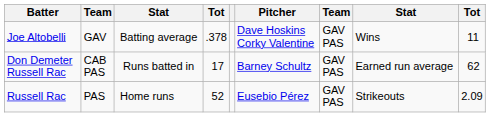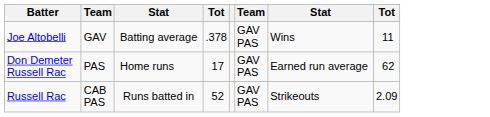- column: (277, 13)
(95, 66) CAB PAS -> (94, 66) PAS
(156, 66) Runs batted in -> (145, 66) Home runs
(94, 96) PAS -> (95, 96) CAB PAS
(145, 96) Home runs -> (156, 96) Runs batted in
